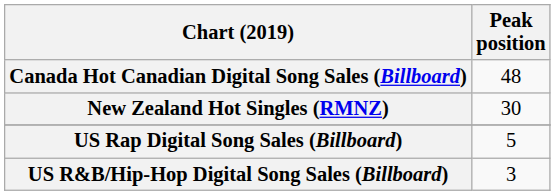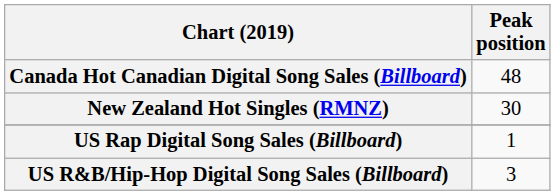(511, 141) 5 -> (511, 141) 1
